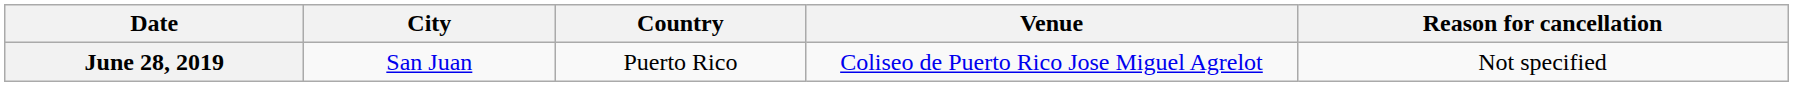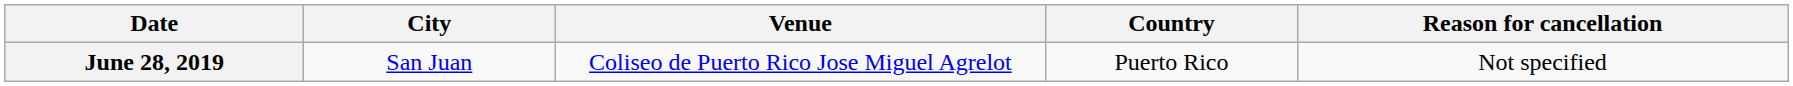columns swapped: (680, 23) <-> (1051, 23)
